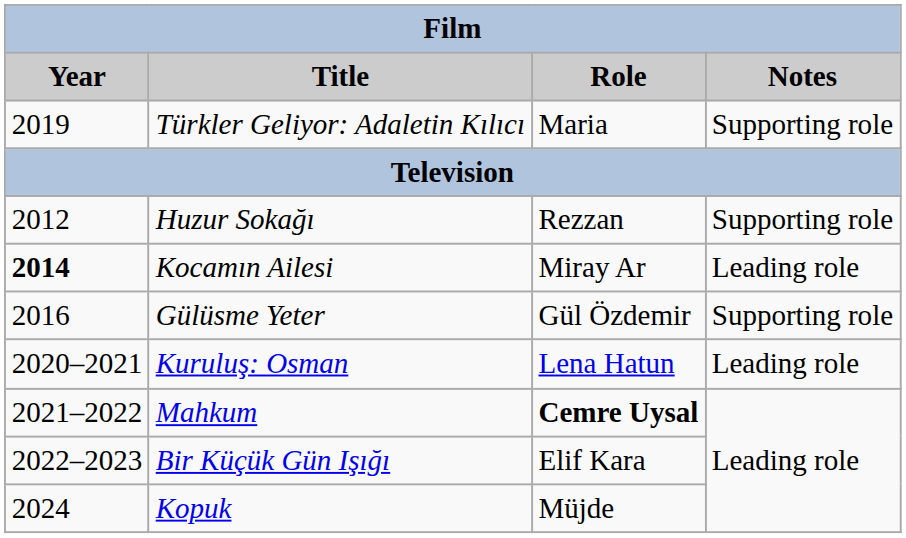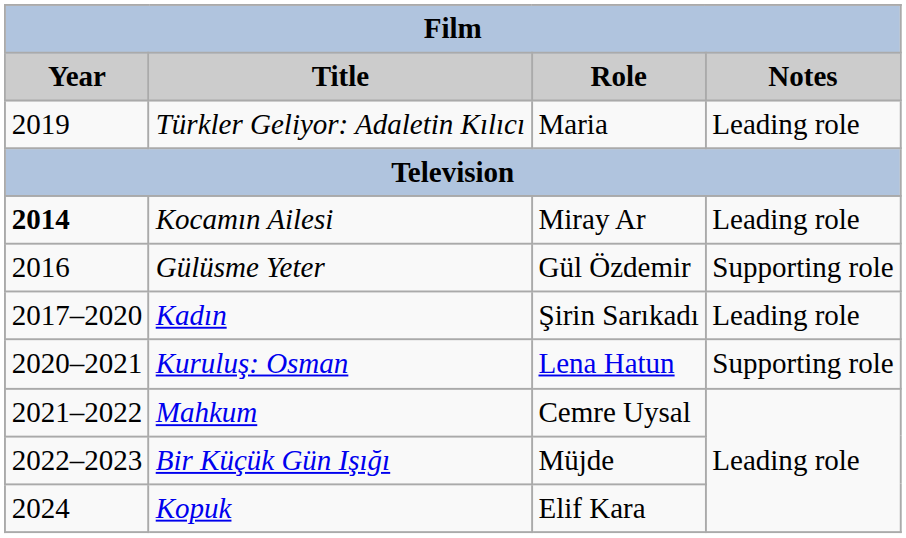(802, 124) Supporting role -> (786, 124) Leading role
- row: (235, 220)
+ row: (191, 315)
(785, 363) Leading role -> (803, 363) Supporting role
(618, 411) bold -> (615, 411) normal
(592, 459) Elif Kara -> (576, 459) Müjde
(576, 507) Müjde -> (592, 507) Elif Kara
